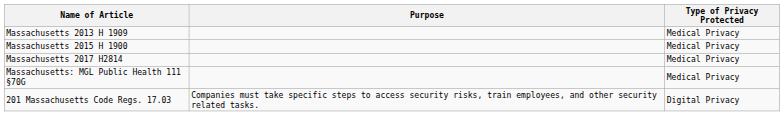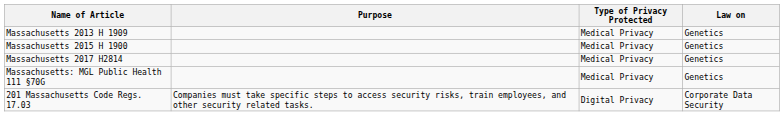+ column: (731, 16)
